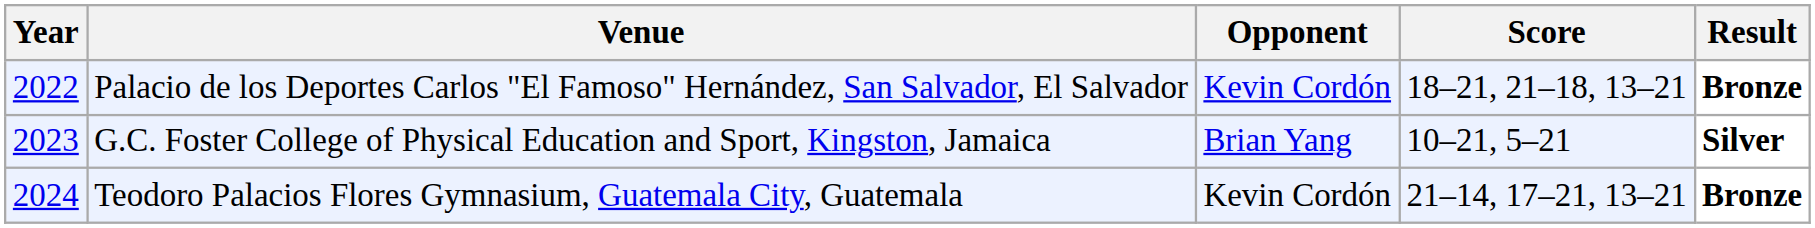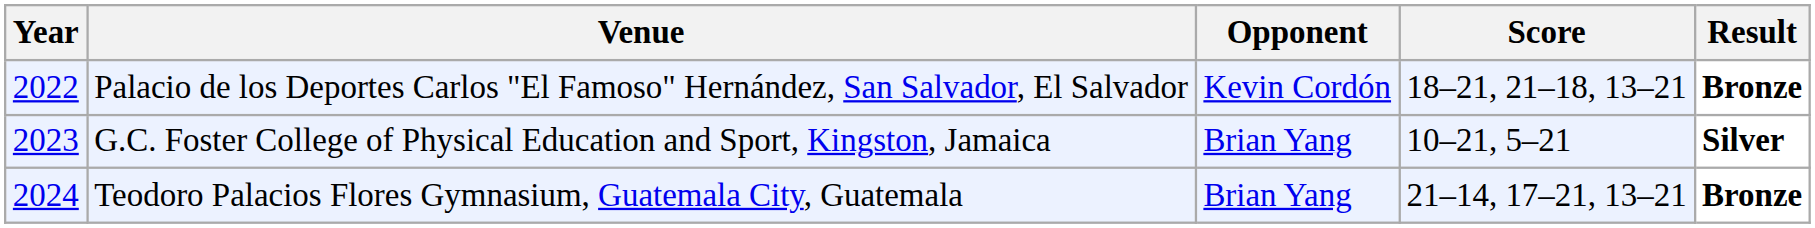(1297, 195) Kevin Cordón -> (1278, 195) Brian Yang
